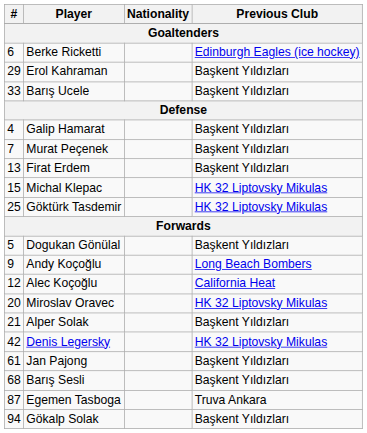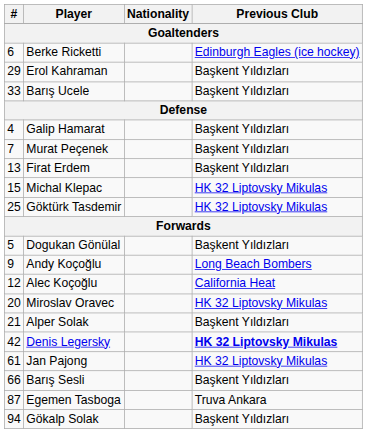(261, 341) normal -> (266, 341) bold
(242, 361) Başkent Yıldızları -> (261, 361) HK 32 Liptovsky Mikulas
(14, 380) 68 -> (14, 380) 66
